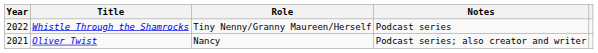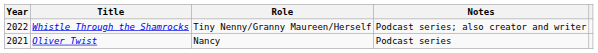(414, 26) Podcast series -> (481, 26) Podcast series; also creator and writer
(481, 41) Podcast series; also creator and writer -> (414, 41) Podcast series
